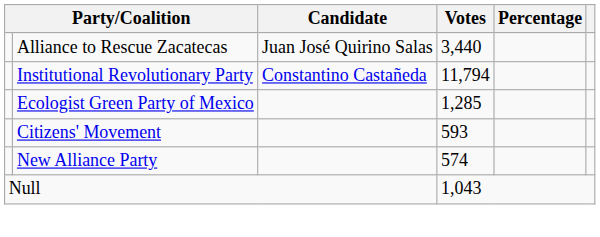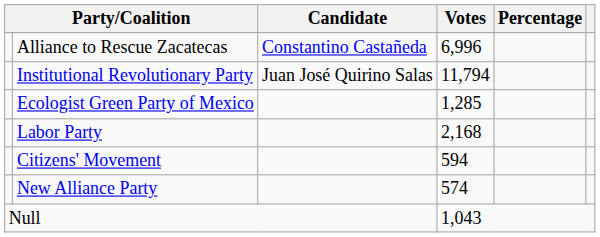(347, 47) Juan José Quirino Salas -> (344, 47) Constantino Castañeda
(461, 47) 3,440 -> (461, 47) 6,996
(344, 75) Constantino Castañeda -> (347, 75) Juan José Quirino Salas
+ row: (60, 132)
(455, 132) 593 -> (455, 160) 594
